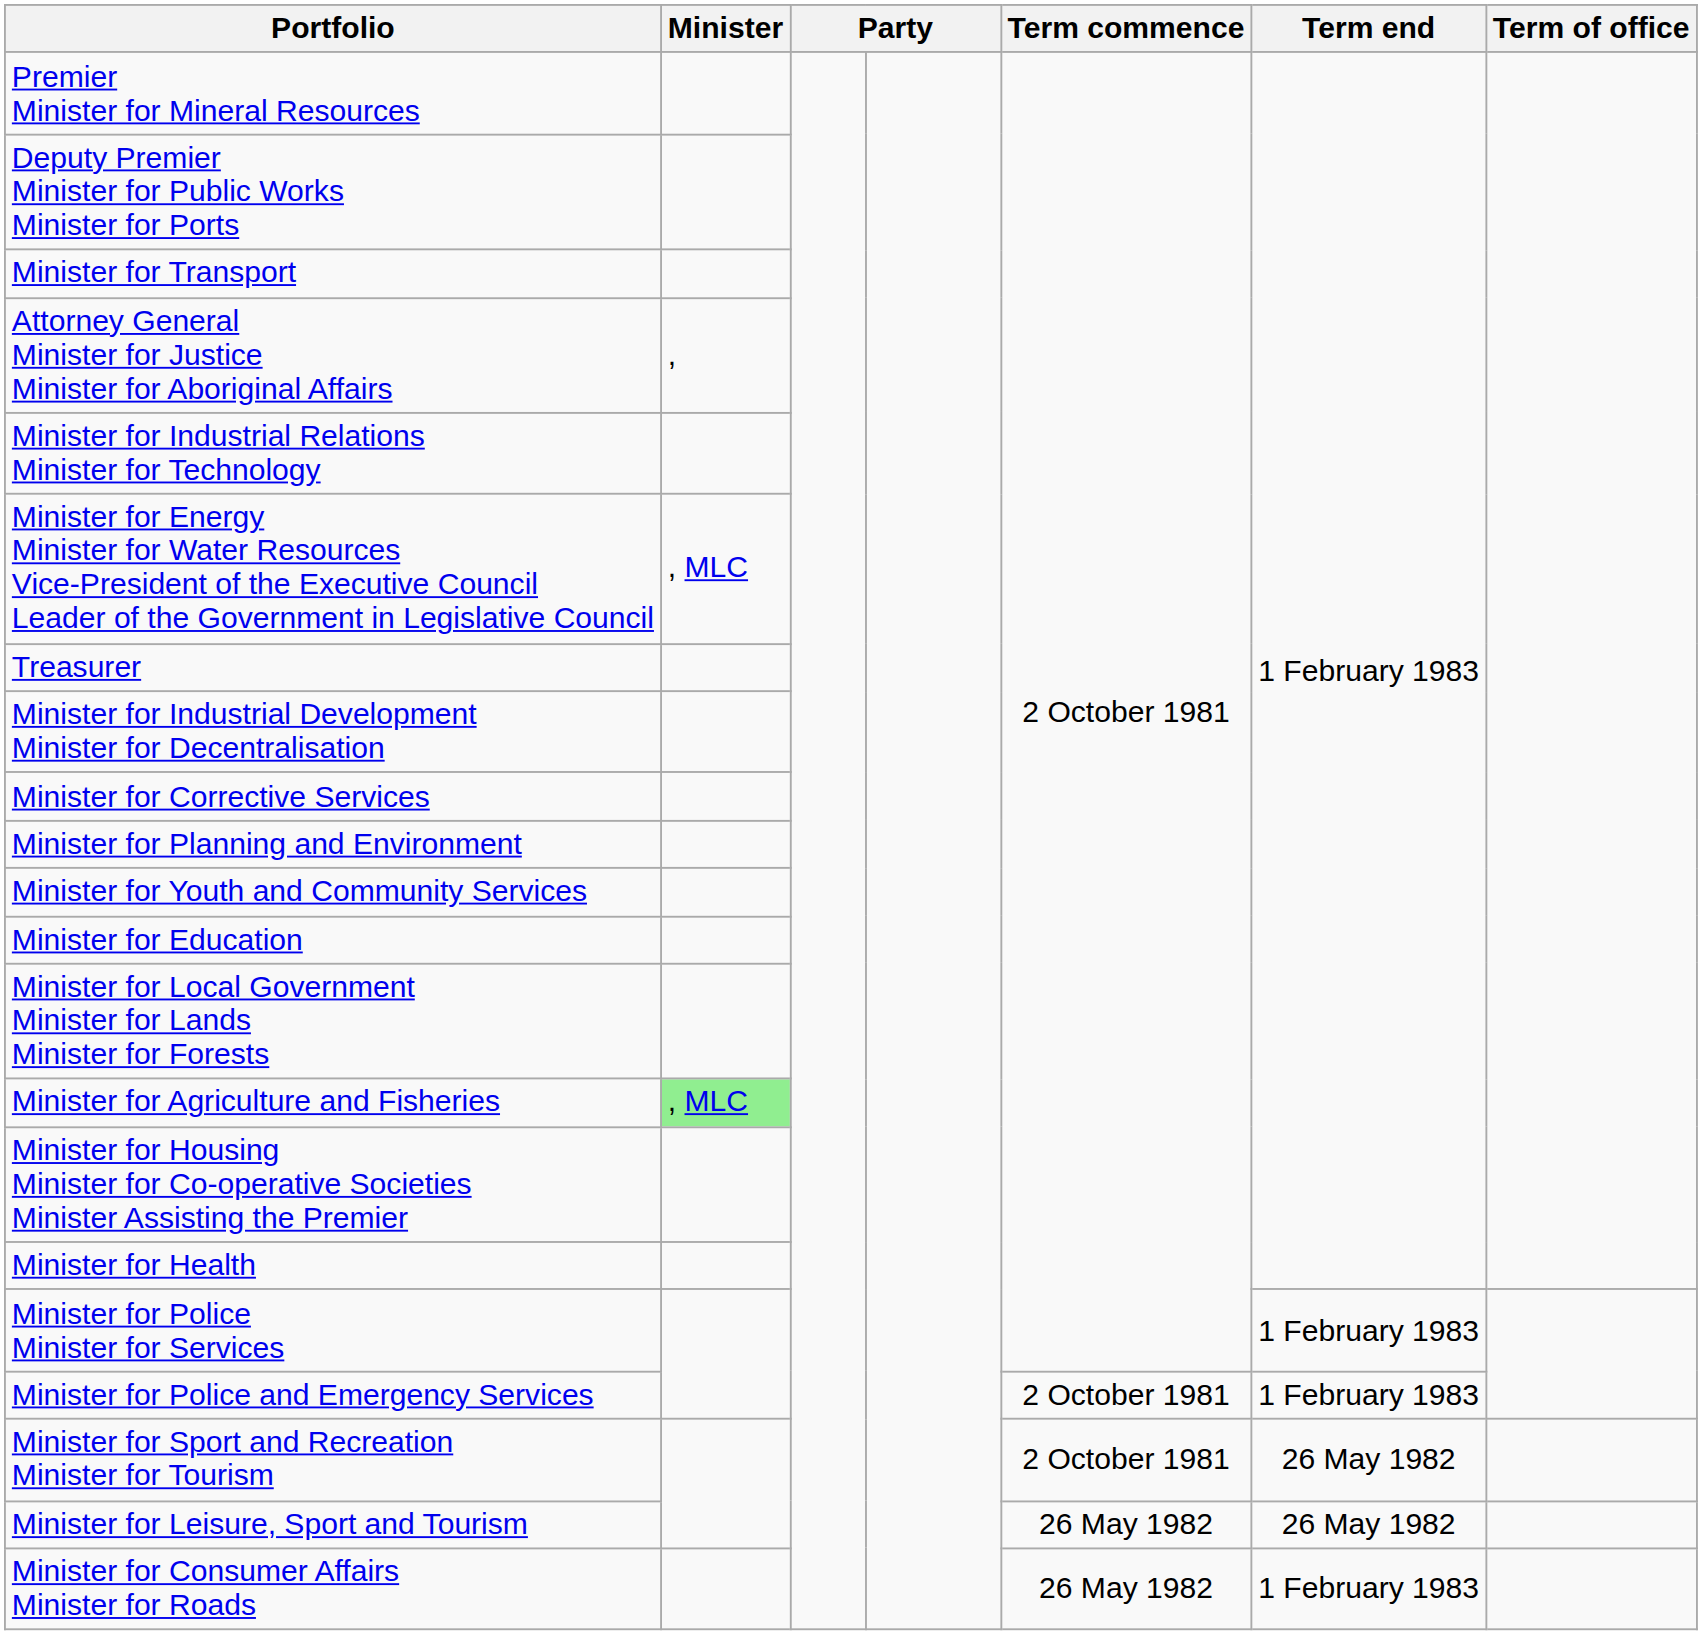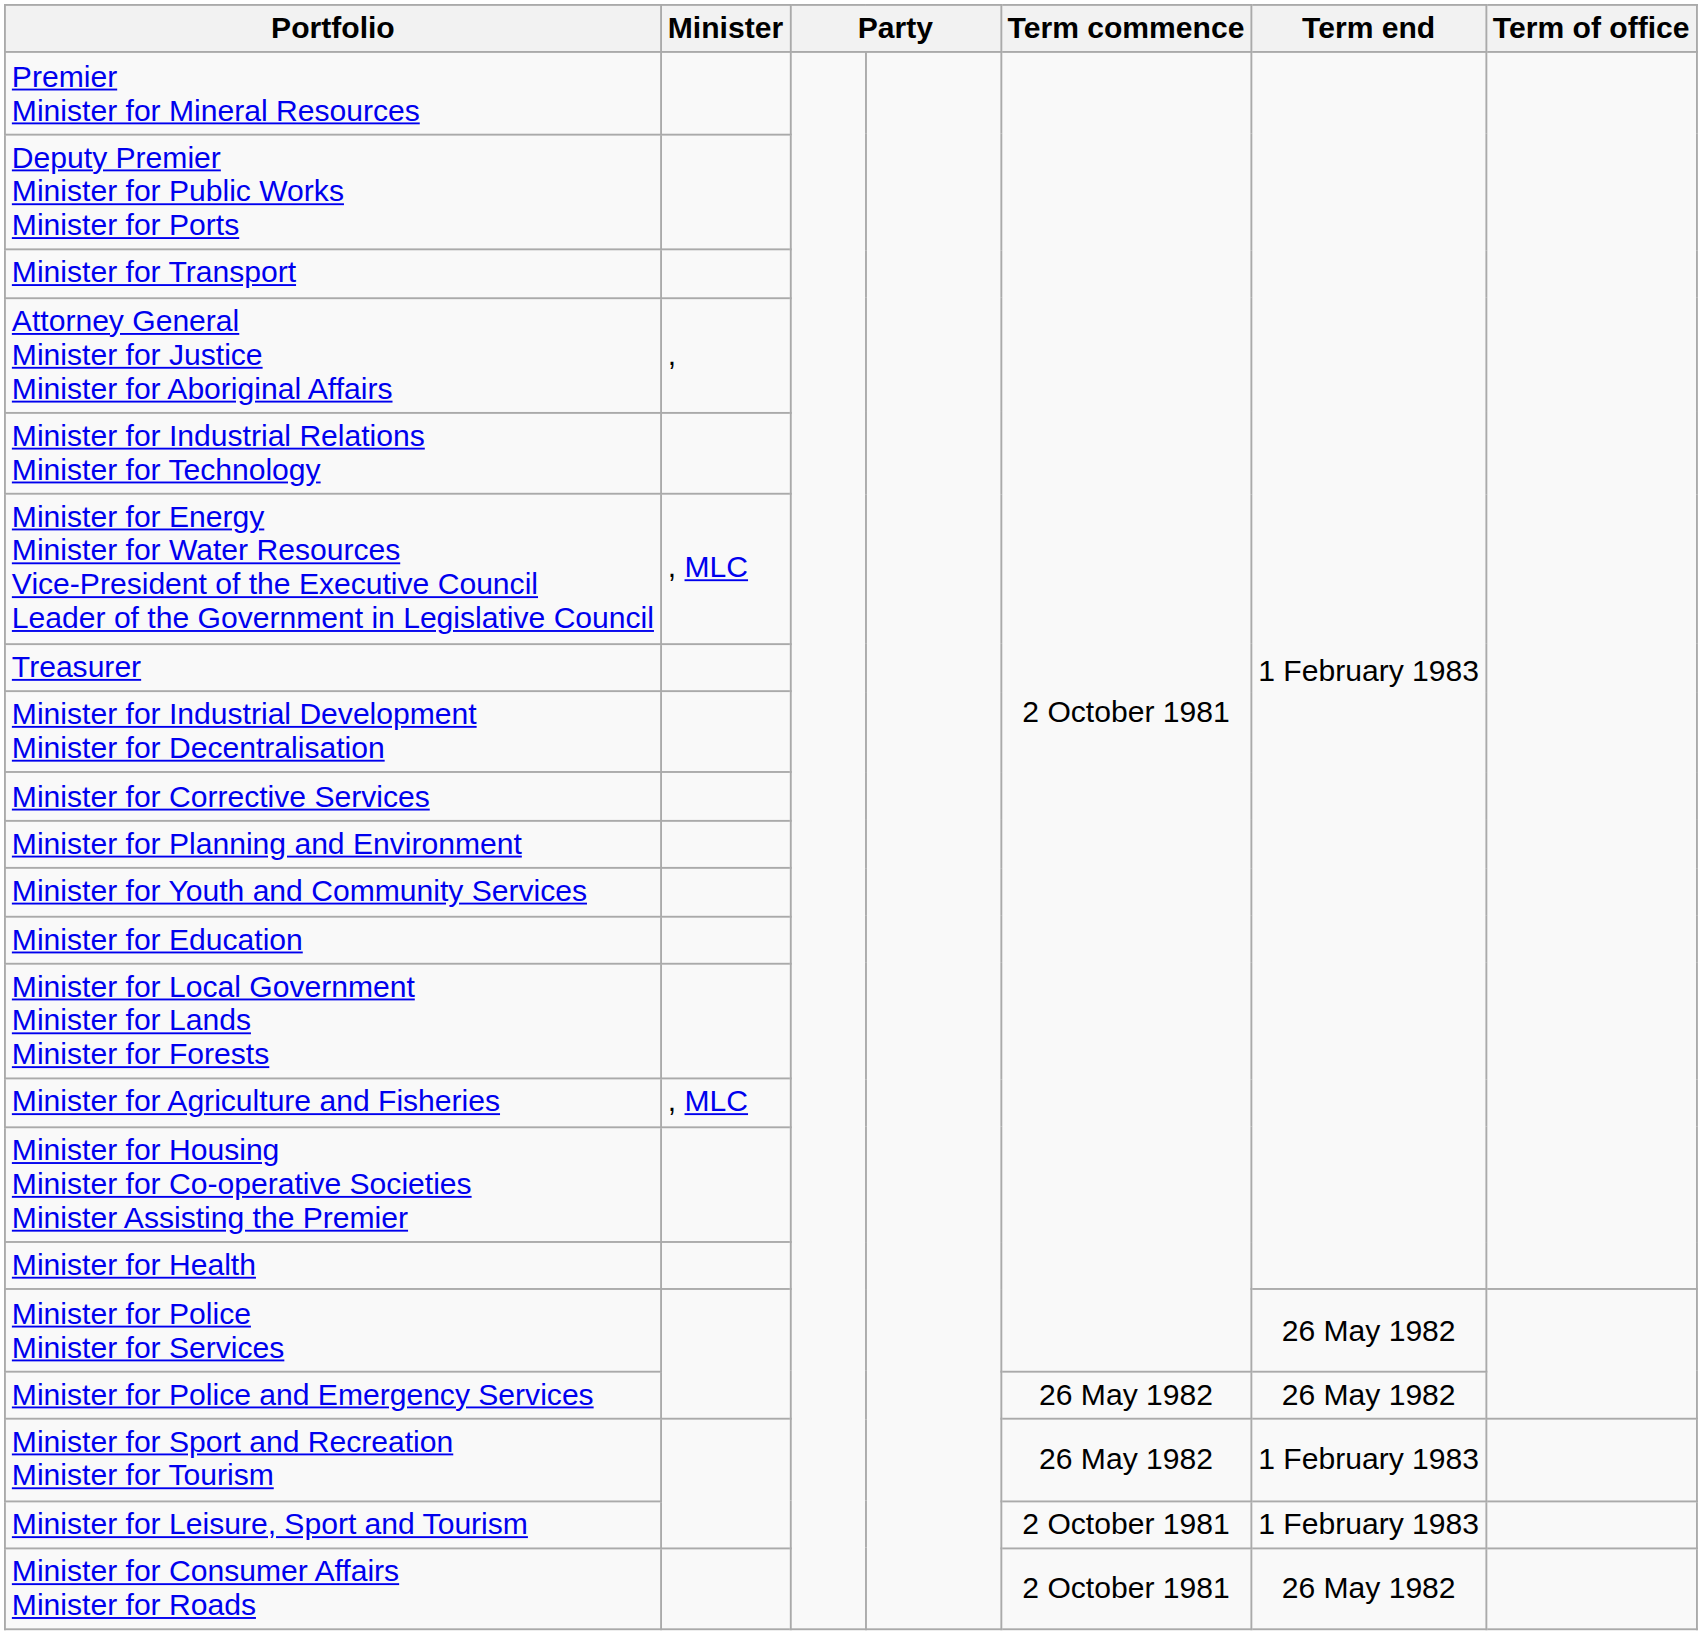(708, 1102) lightgreen background -> (708, 1102) no background
(1369, 1330) 1 February 1983 -> (1369, 1330) 26 May 1982
(1126, 1394) 2 October 1981 -> (1126, 1394) 26 May 1982
(1369, 1394) 1 February 1983 -> (1369, 1394) 26 May 1982
(1126, 1459) 2 October 1981 -> (1126, 1459) 26 May 1982
(1369, 1459) 26 May 1982 -> (1369, 1459) 1 February 1983
(1126, 1523) 26 May 1982 -> (1126, 1523) 2 October 1981
(1369, 1523) 26 May 1982 -> (1369, 1523) 1 February 1983
(1126, 1588) 26 May 1982 -> (1126, 1588) 2 October 1981
(1369, 1588) 1 February 1983 -> (1369, 1588) 26 May 1982
